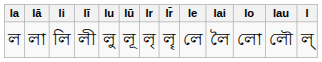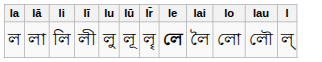- column: (149, 13)
(193, 39) normal -> (173, 39) bold
